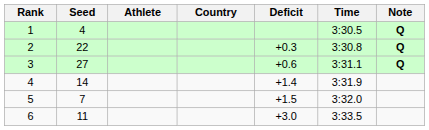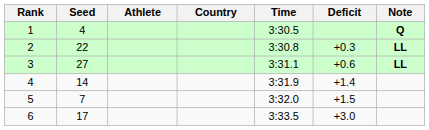columns swapped: (347, 13) <-> (286, 13)
(400, 47) Q -> (400, 47) LL
(400, 64) Q -> (400, 64) LL
(82, 116) 11 -> (82, 116) 17
